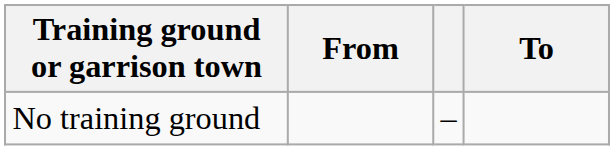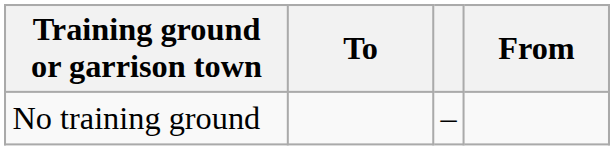columns swapped: (361, 48) <-> (537, 48)
